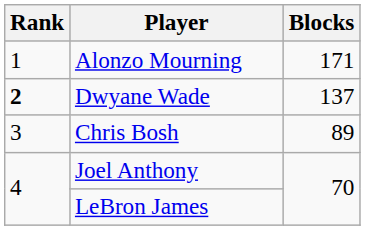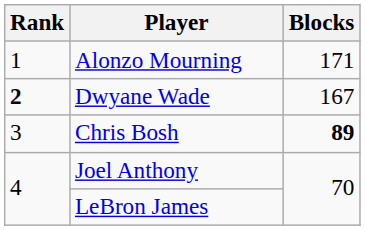(337, 96) 137 -> (337, 96) 167
(343, 133) normal -> (343, 133) bold
